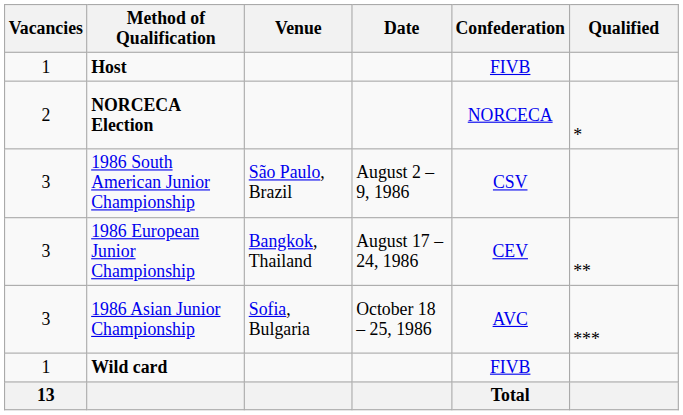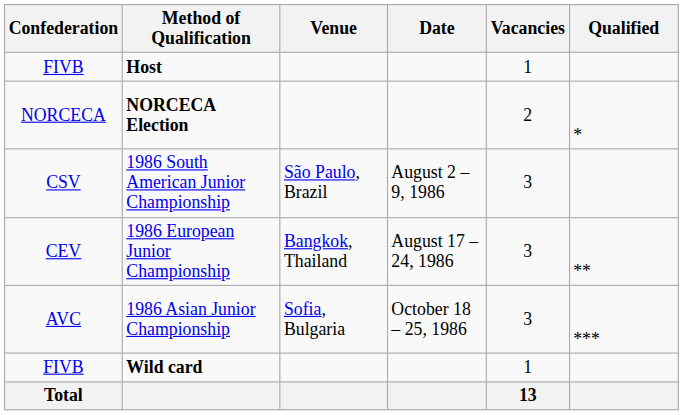columns swapped: (510, 28) <-> (46, 28)
